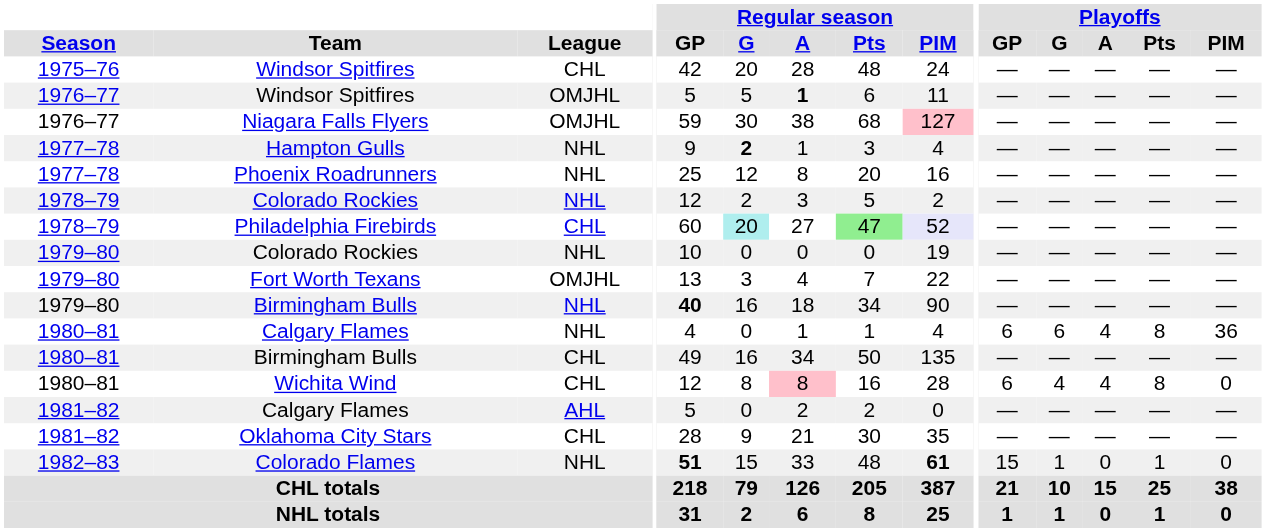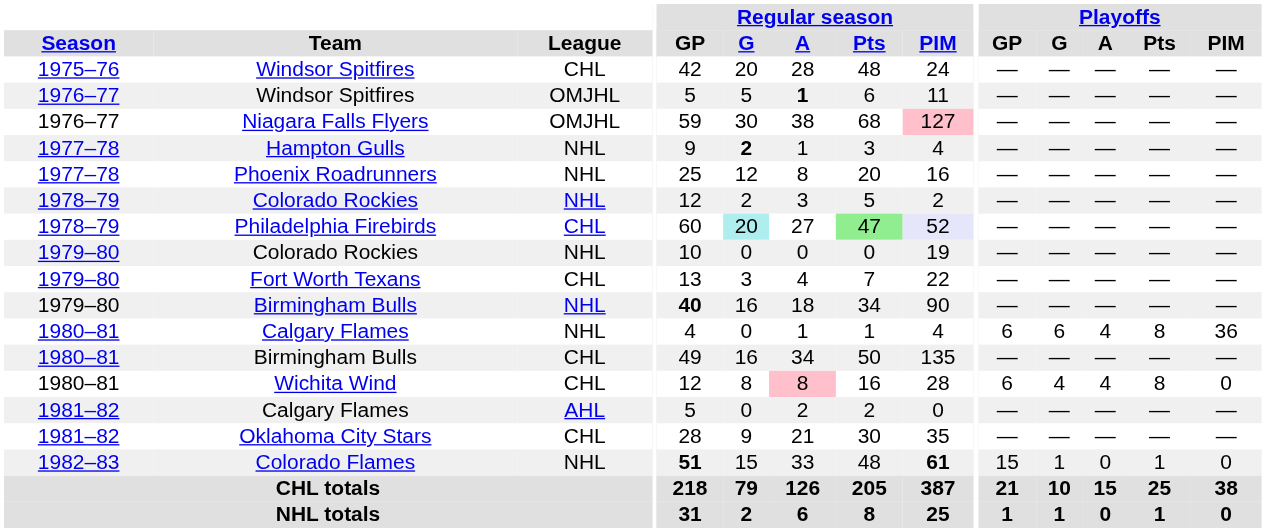(585, 278) OMJHL -> (585, 278) CHL
